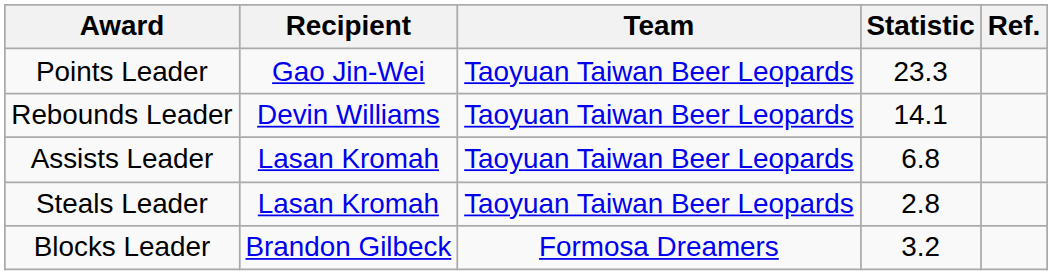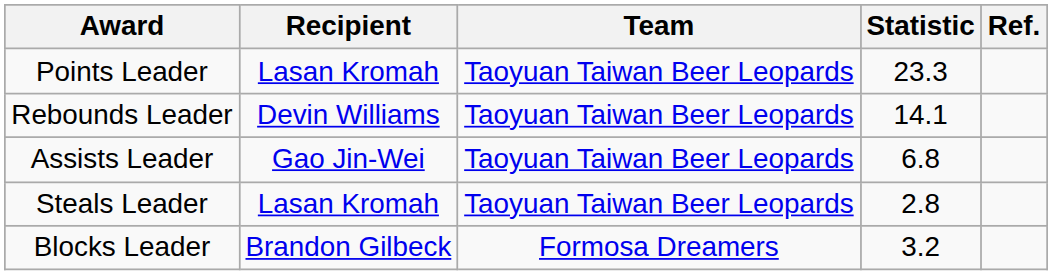(348, 70) Gao Jin-Wei -> (348, 70) Lasan Kromah
(348, 159) Lasan Kromah -> (348, 159) Gao Jin-Wei
